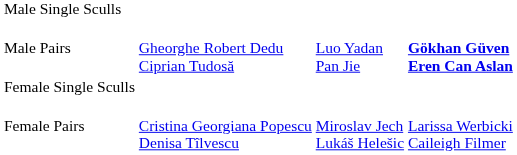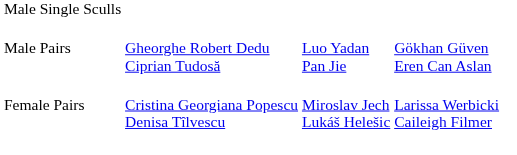(460, 57) bold -> (443, 57) normal
- row: (69, 87)
